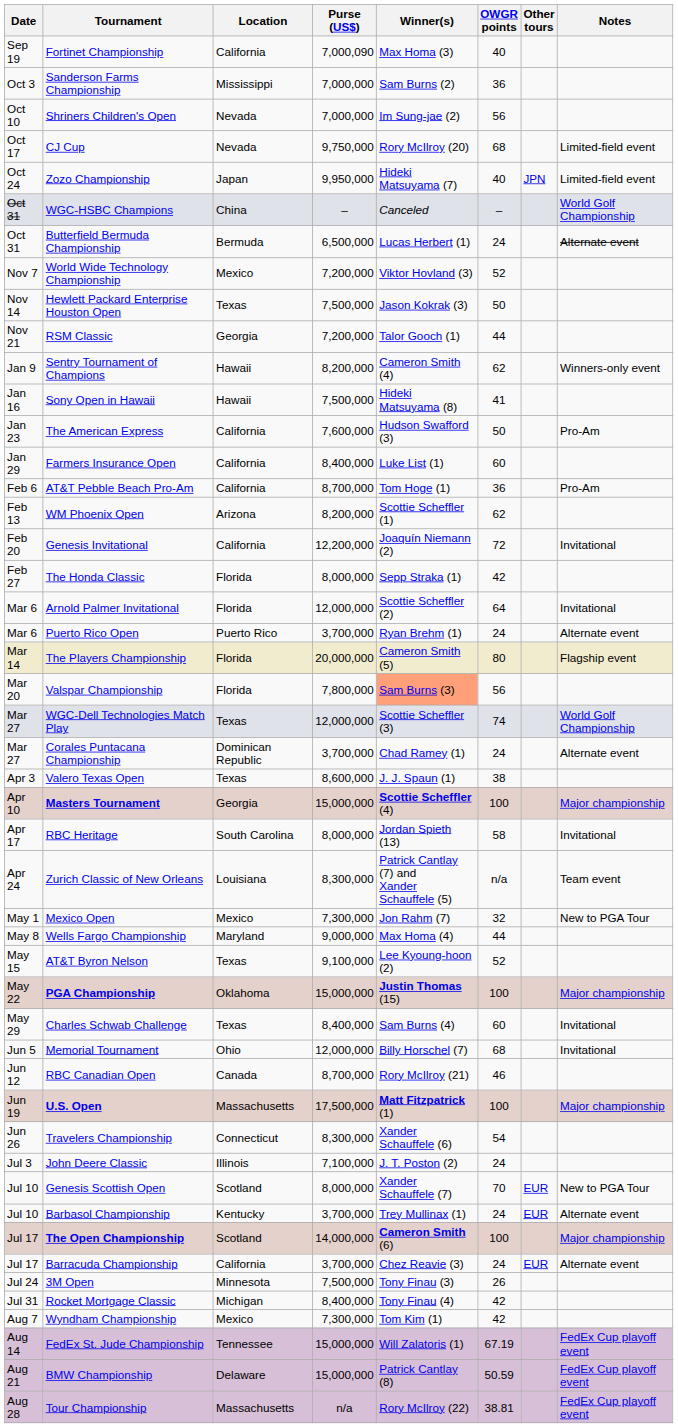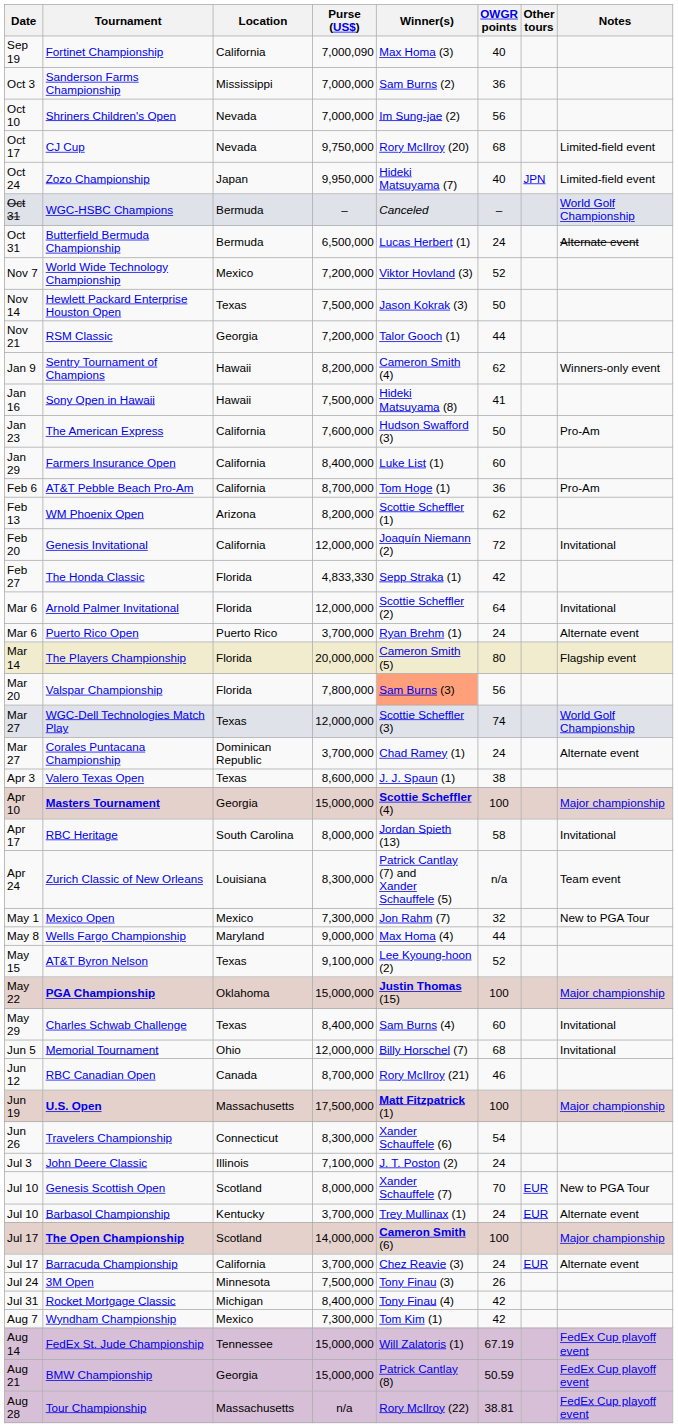(231, 210) China -> (240, 210) Bermuda
(344, 545) 12,200,000 -> (344, 545) 12,000,000
(348, 576) 8,000,000 -> (348, 576) 4,833,330
(241, 1376) Delaware -> (237, 1376) Georgia
